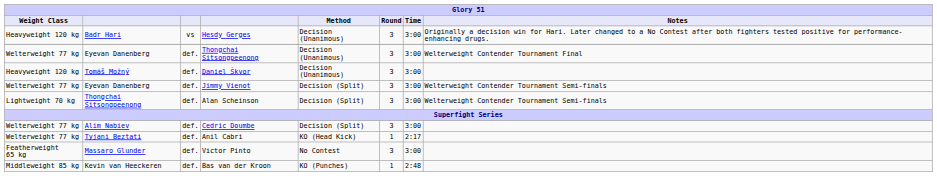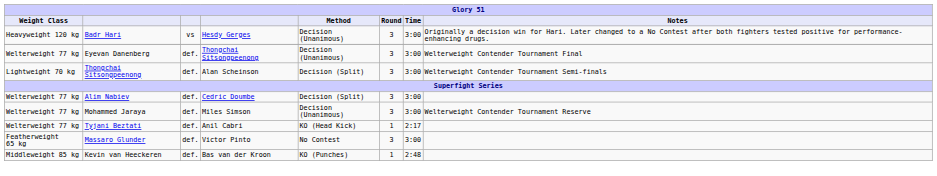- row: (226, 72)
- row: (226, 86)
+ row: (226, 112)
